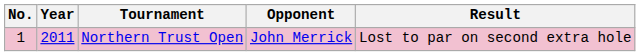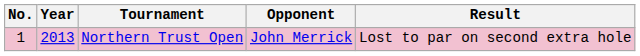(57, 39) 2011 -> (57, 39) 2013
